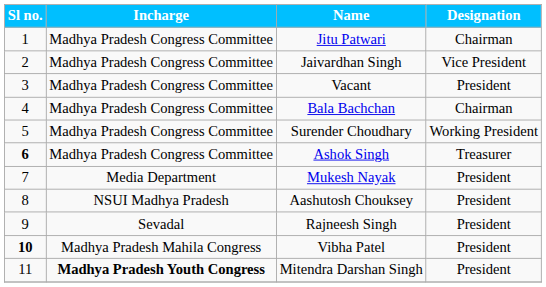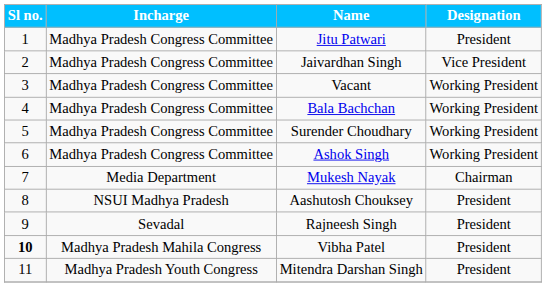(484, 39) Chairman -> (484, 39) President
(484, 85) President -> (484, 85) Working President
(484, 108) Chairman -> (484, 108) Working President
(25, 154) bold -> (25, 154) normal
(484, 154) Treasurer -> (484, 154) Working President
(484, 177) President -> (484, 177) Chairman
(161, 270) bold -> (161, 270) normal
